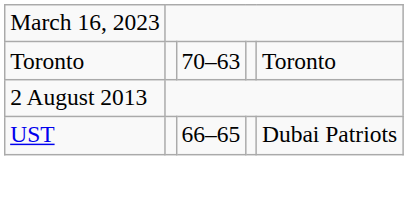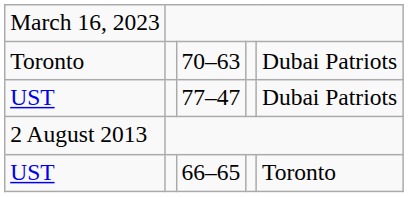(299, 60) Toronto -> (330, 60) Dubai Patriots
+ row: (32, 97)
(330, 135) Dubai Patriots -> (299, 172) Toronto
